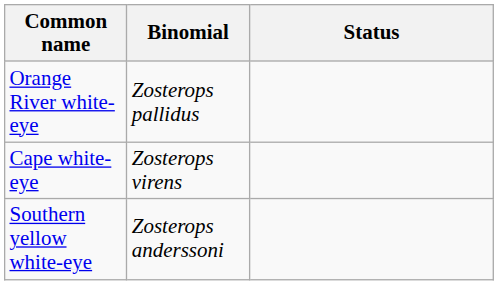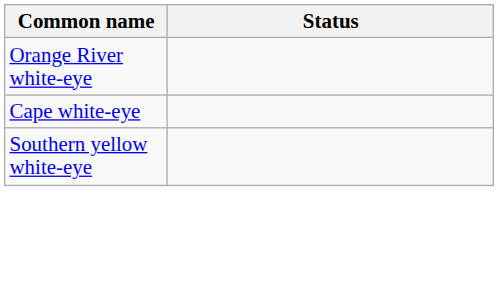- column: (188, 32)
